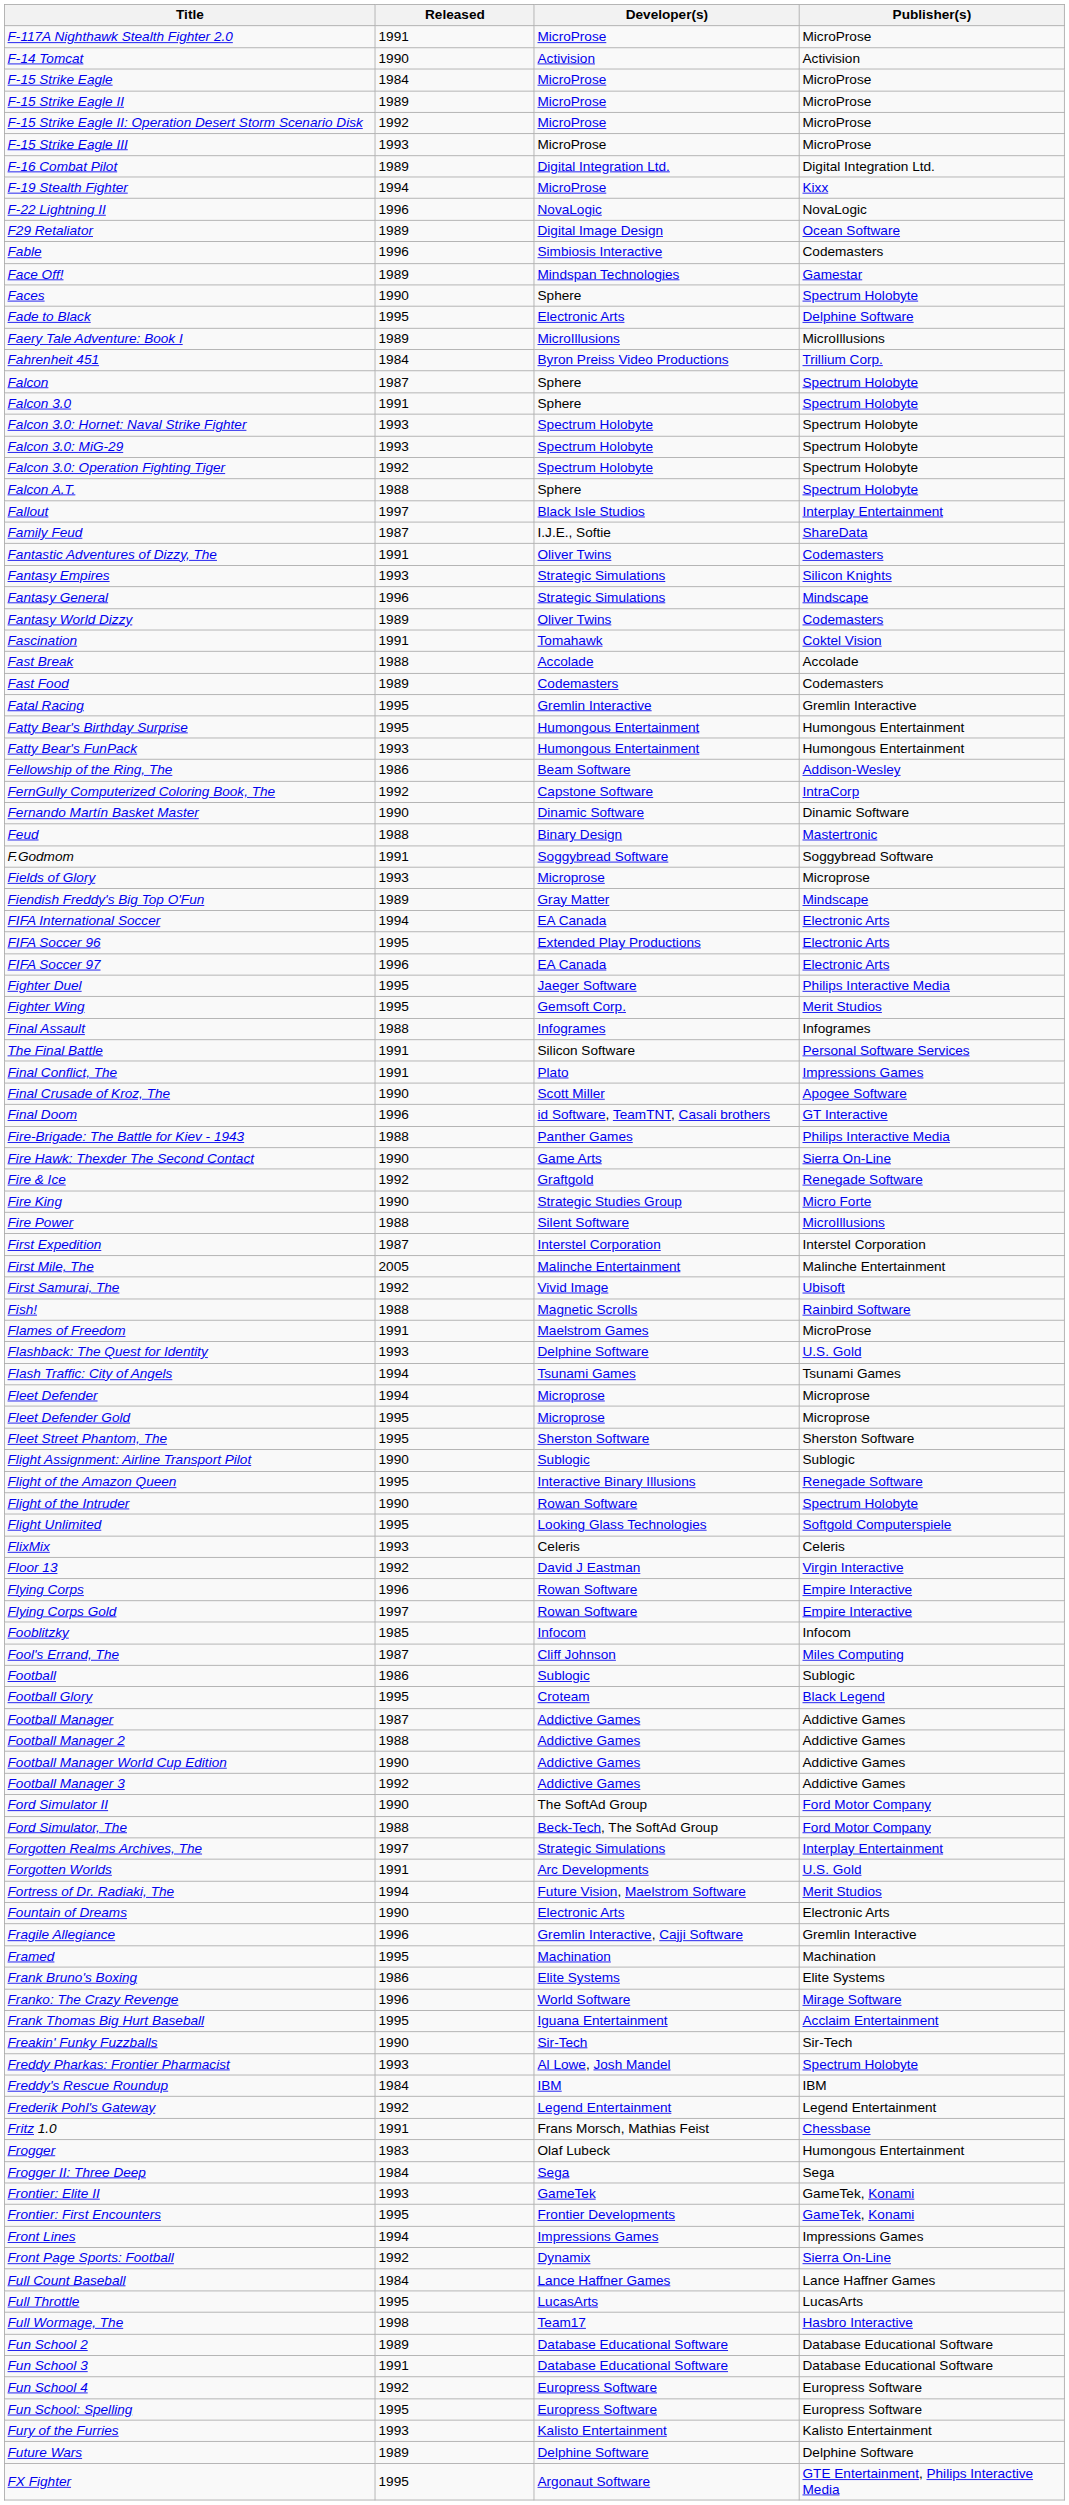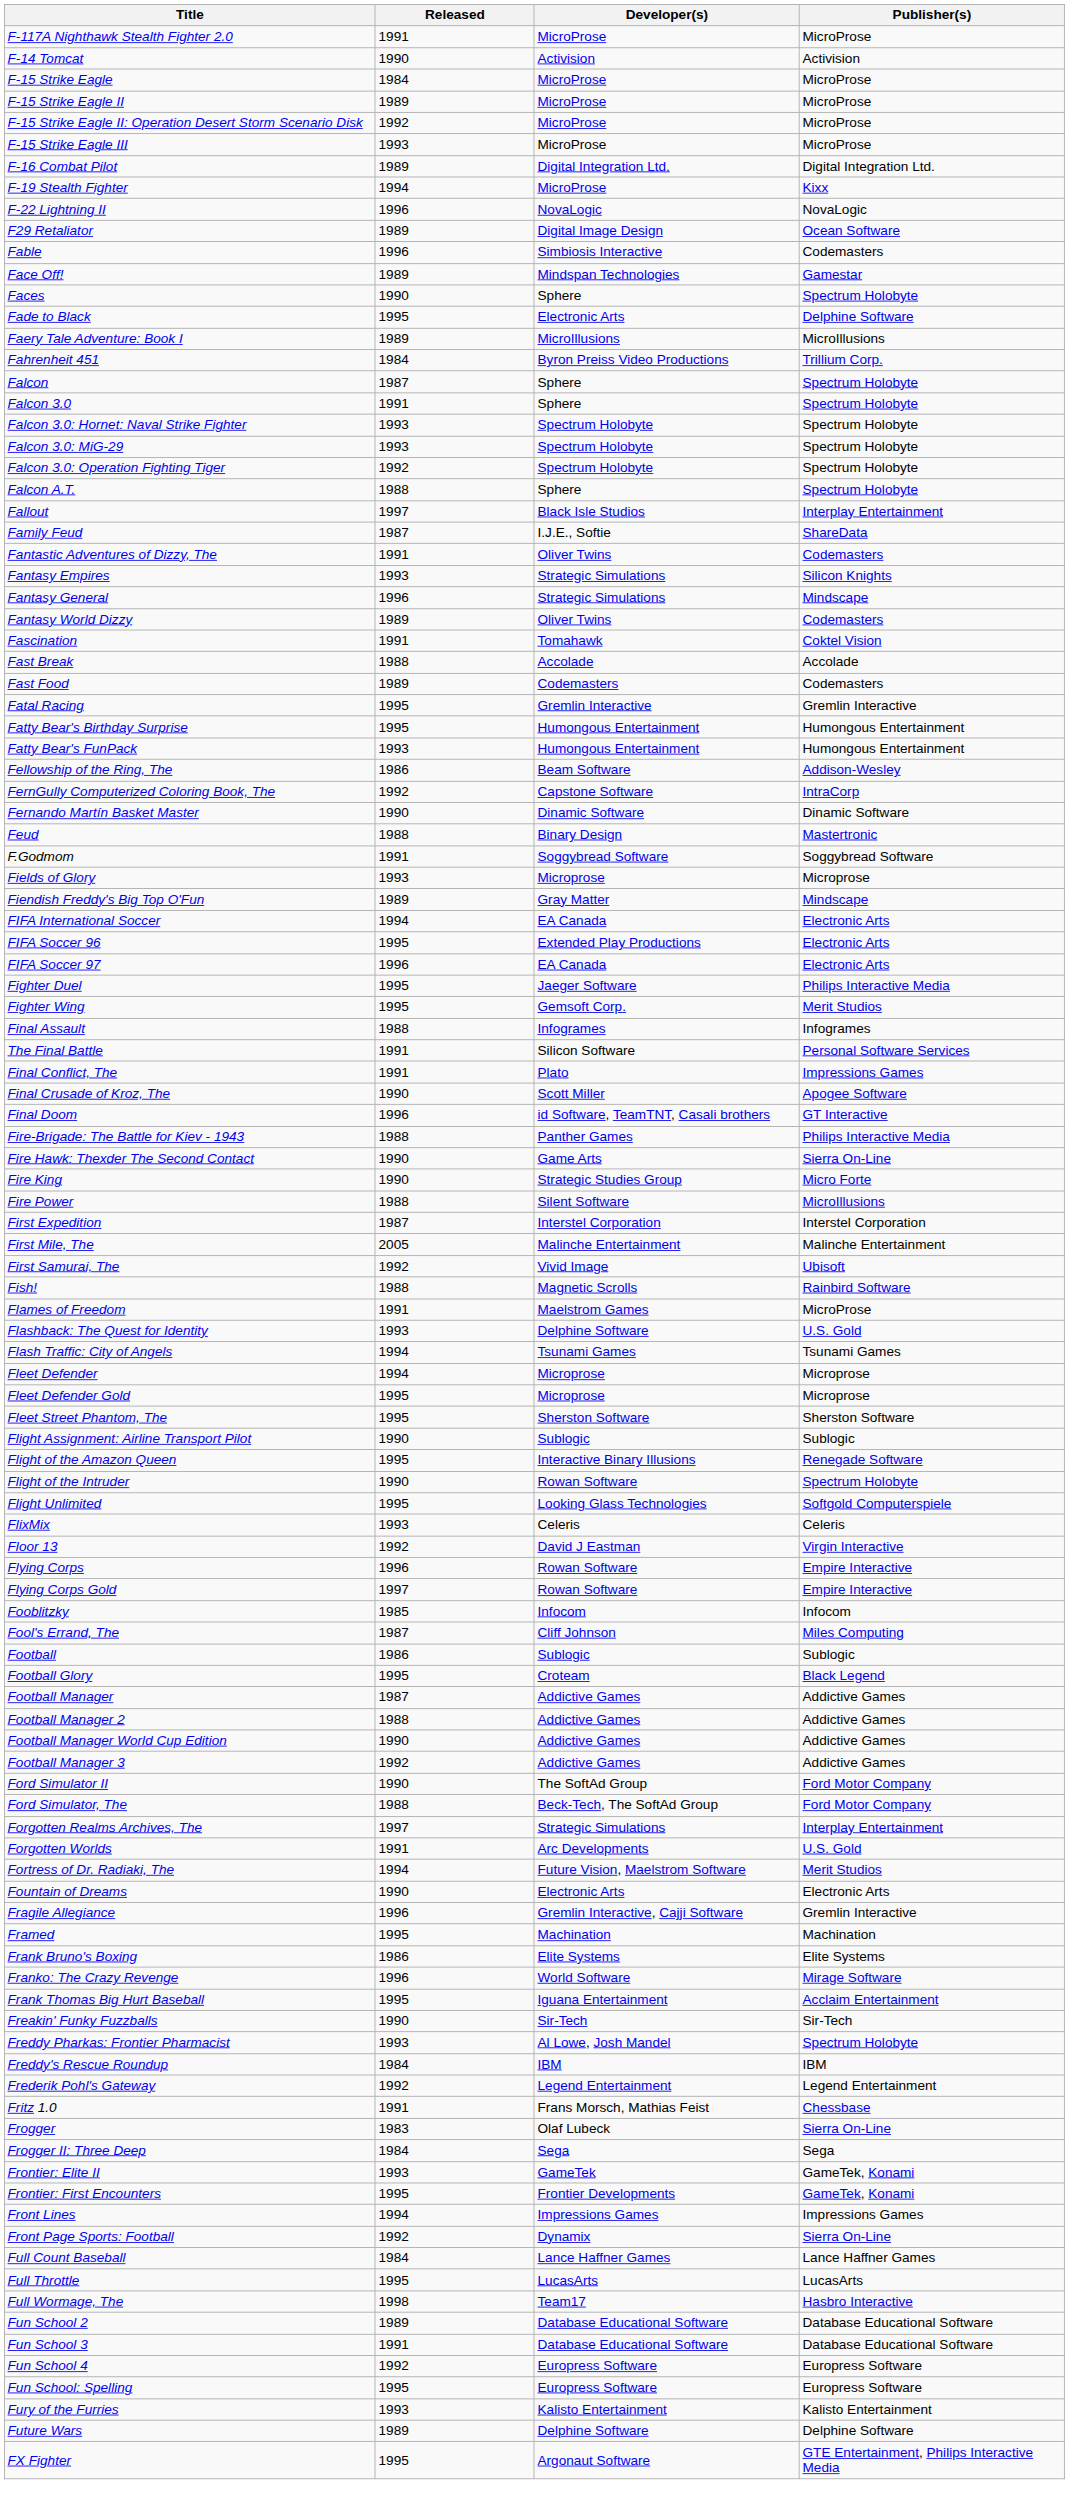- row: (37, 1179)
(883, 2150) Humongous Entertainment -> (847, 2129) Sierra On-Line
